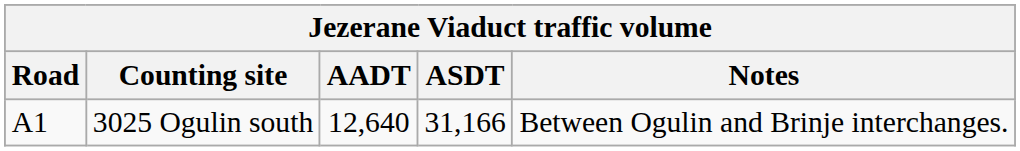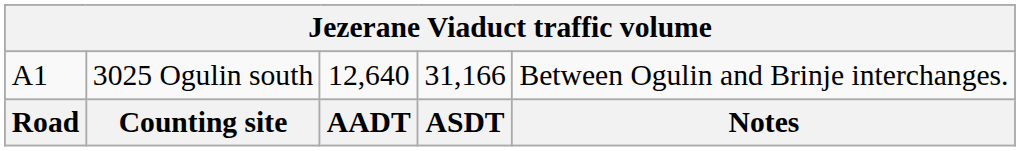rows swapped: (45, 74) <-> (30, 121)
